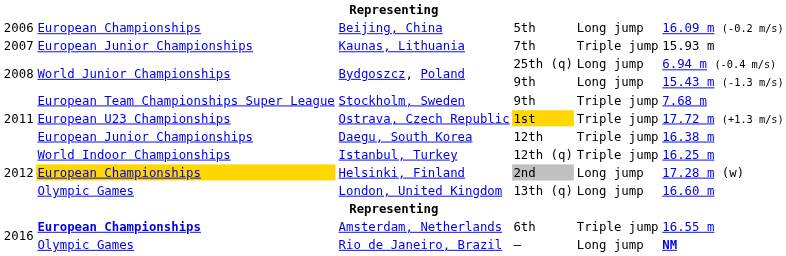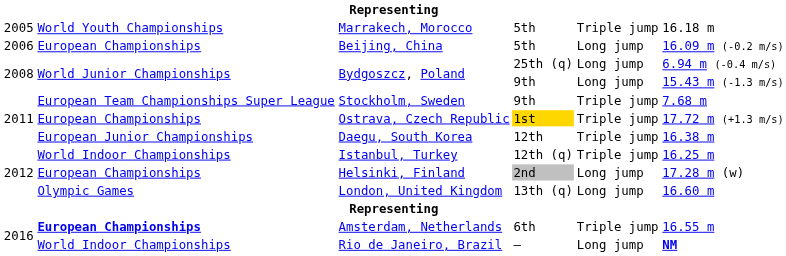+ row: (406, 28)
- row: (402, 46)
(134, 118) European U23 Championships -> (119, 118) European Championships
(119, 172) gold background -> (119, 172) no background
(86, 245) Olympic Games -> (134, 245) World Indoor Championships
